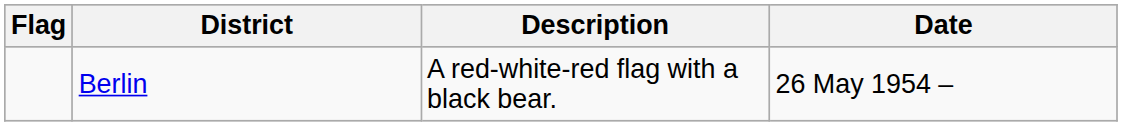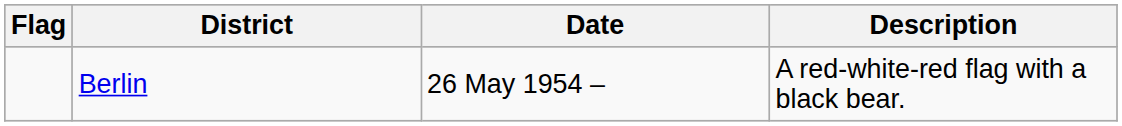columns swapped: (943, 25) <-> (595, 25)
